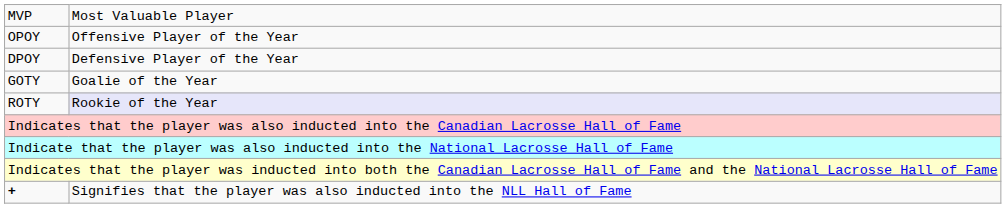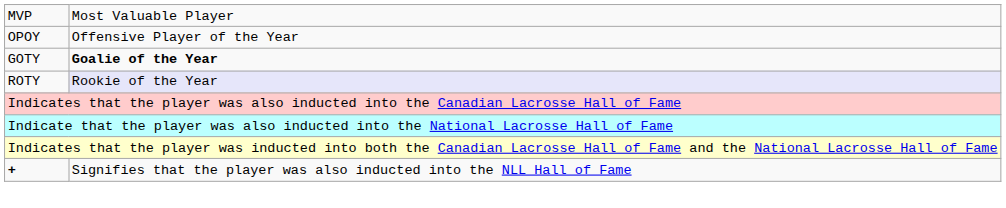- row: (24, 60)
(145, 82) normal -> (145, 60) bold
